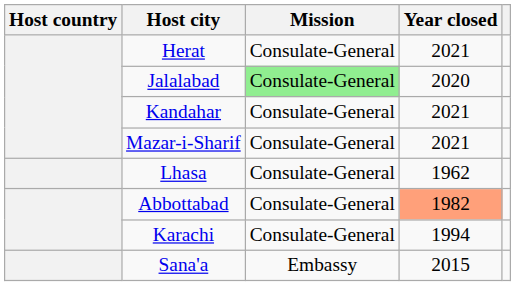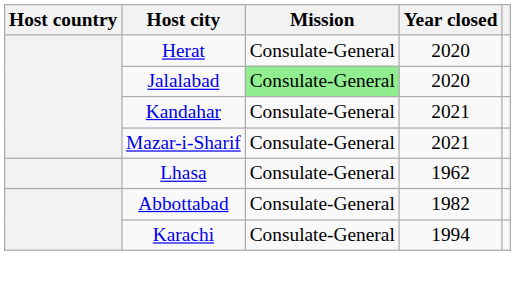(451, 50) 2021 -> (451, 50) 2020
(451, 204) lightsalmon background -> (451, 204) no background
- row: (183, 265)
